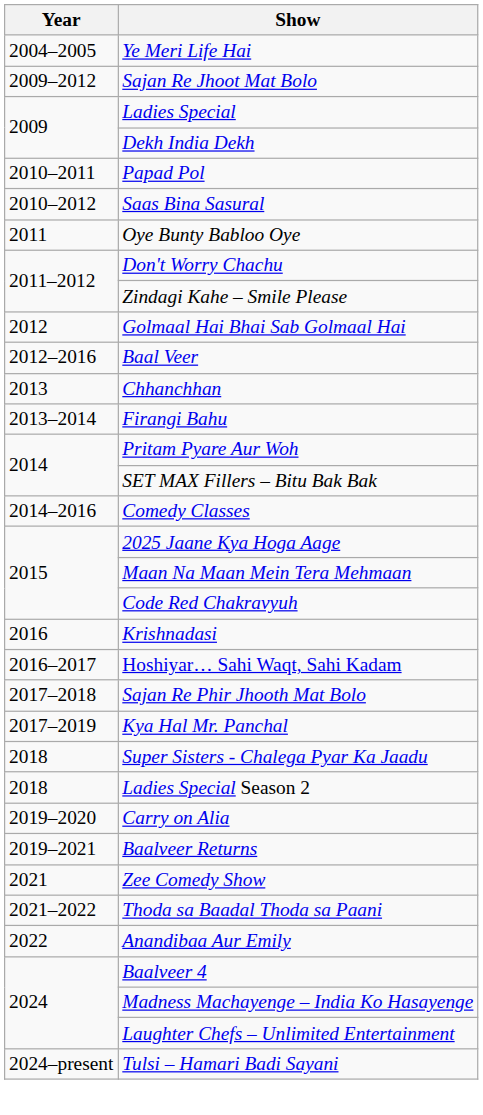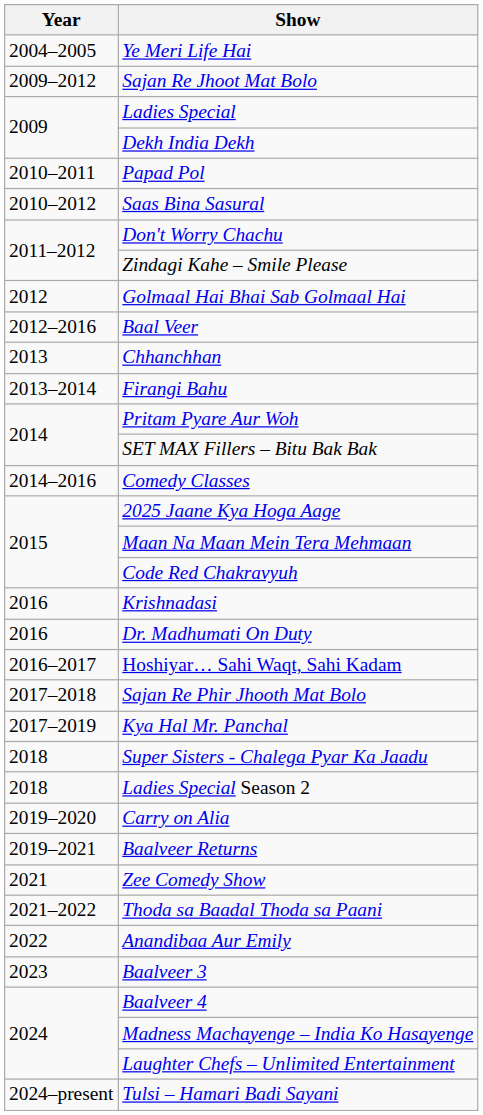- row: (211, 234)
+ row: (217, 633)
+ row: (164, 971)
